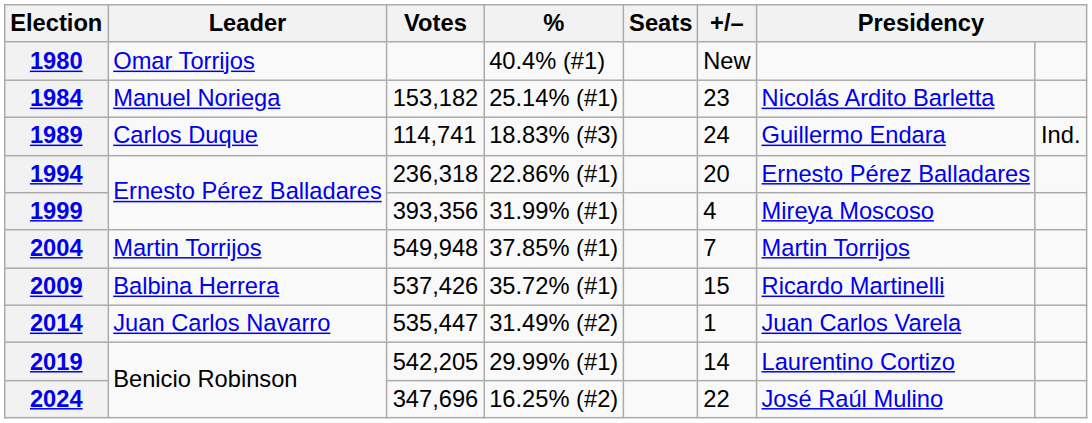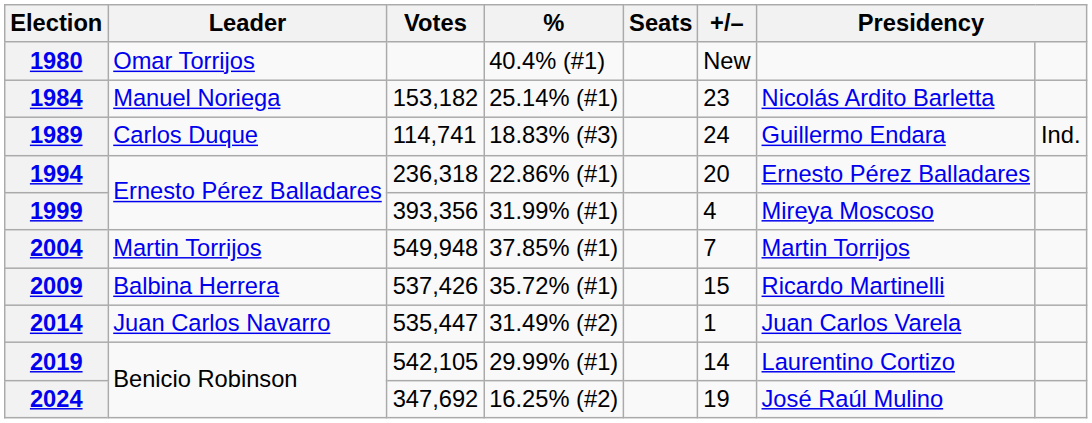(435, 361) 542,205 -> (435, 361) 542,105
(435, 398) 347,696 -> (435, 398) 347,692
(716, 398) 22 -> (716, 398) 19
